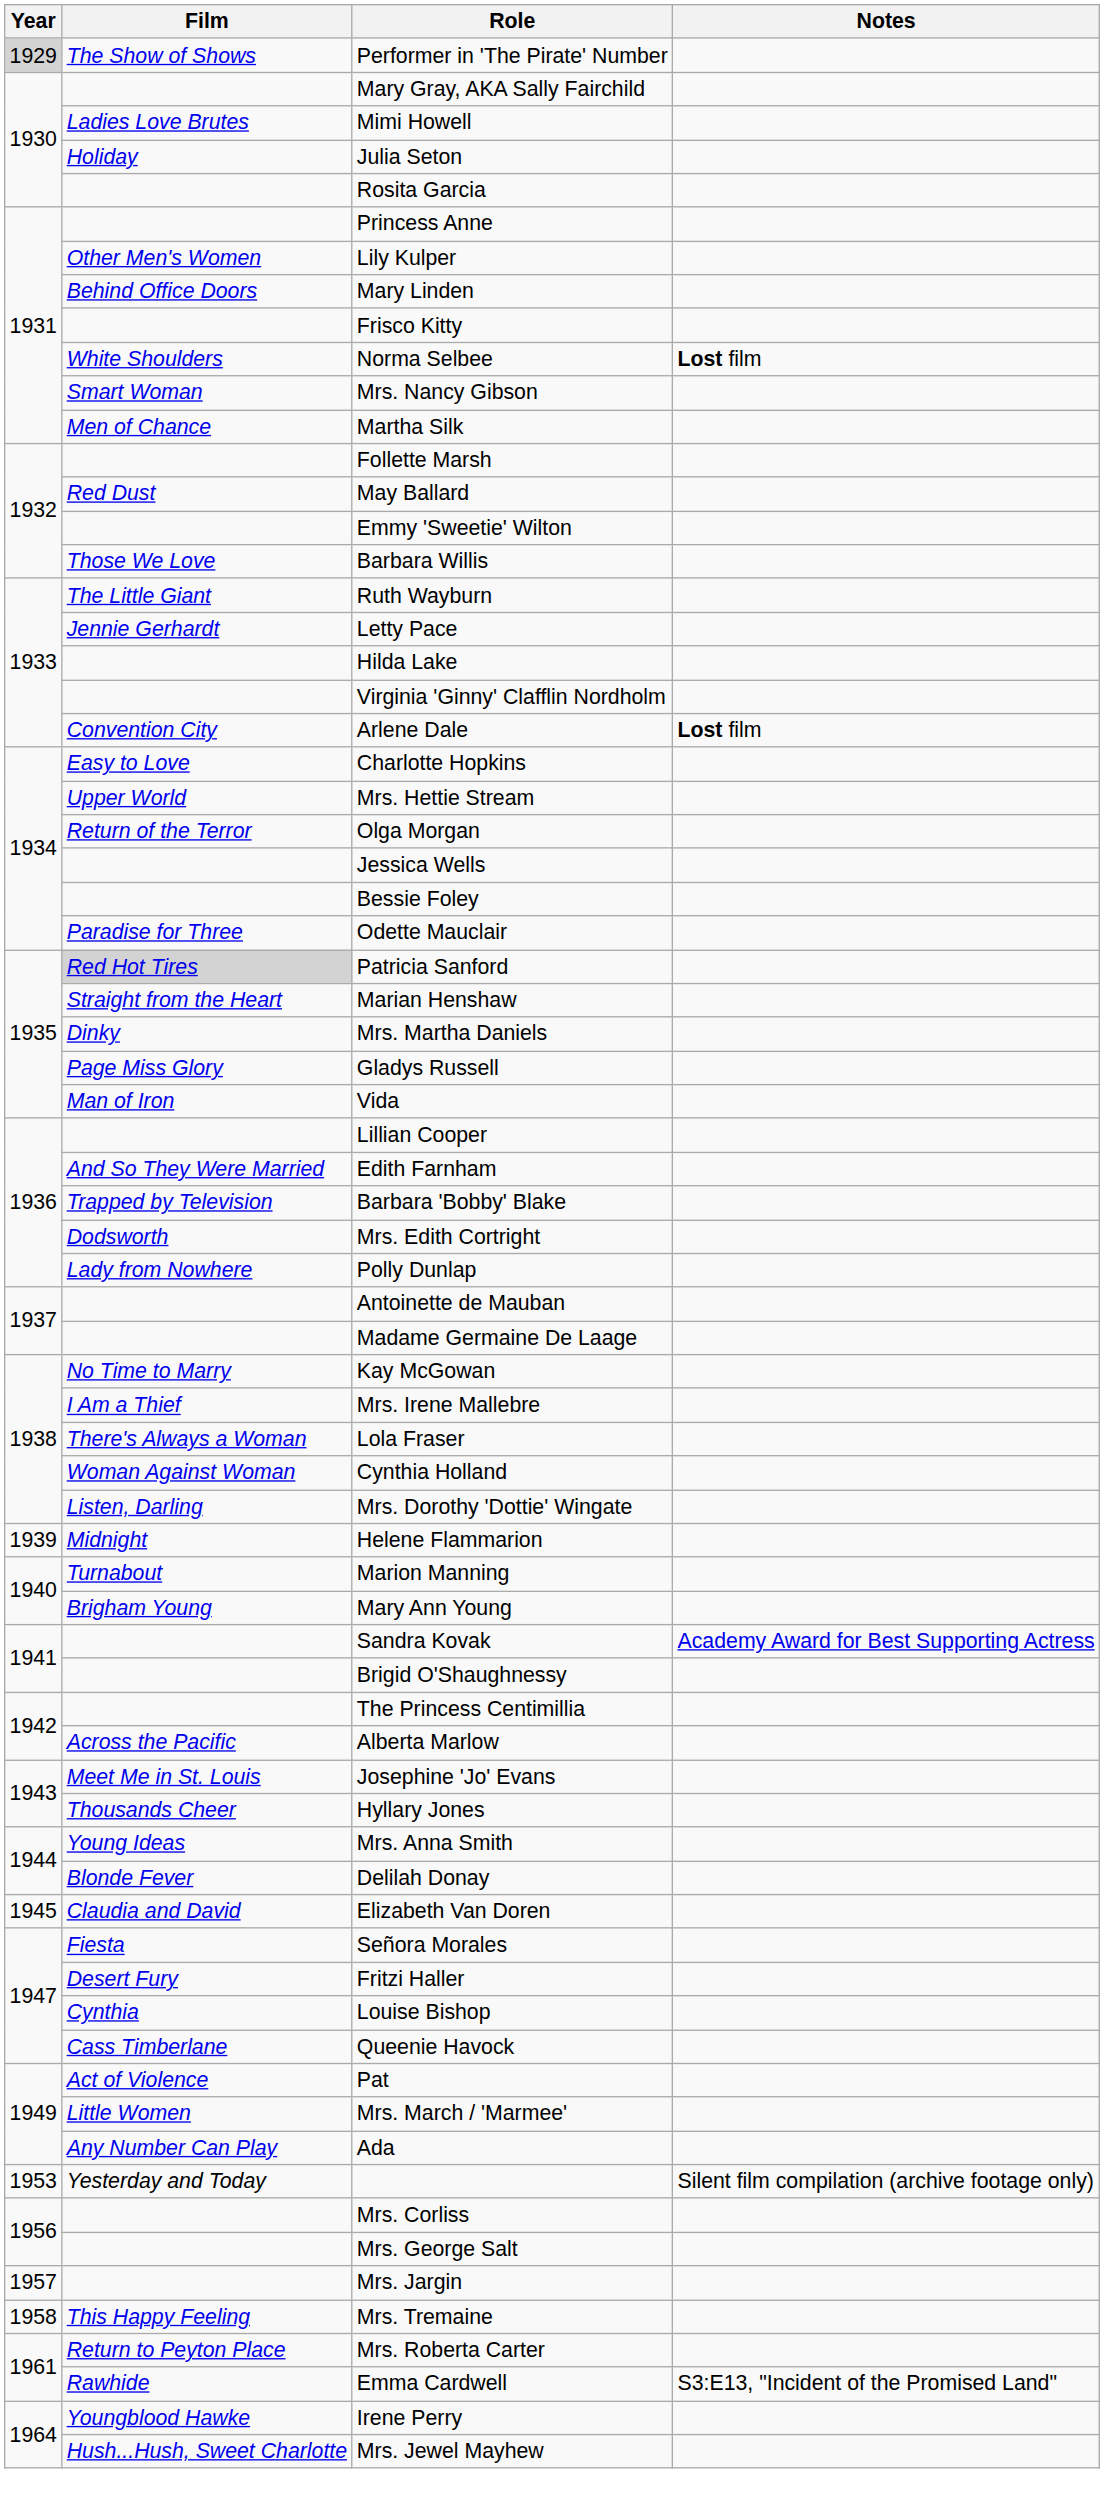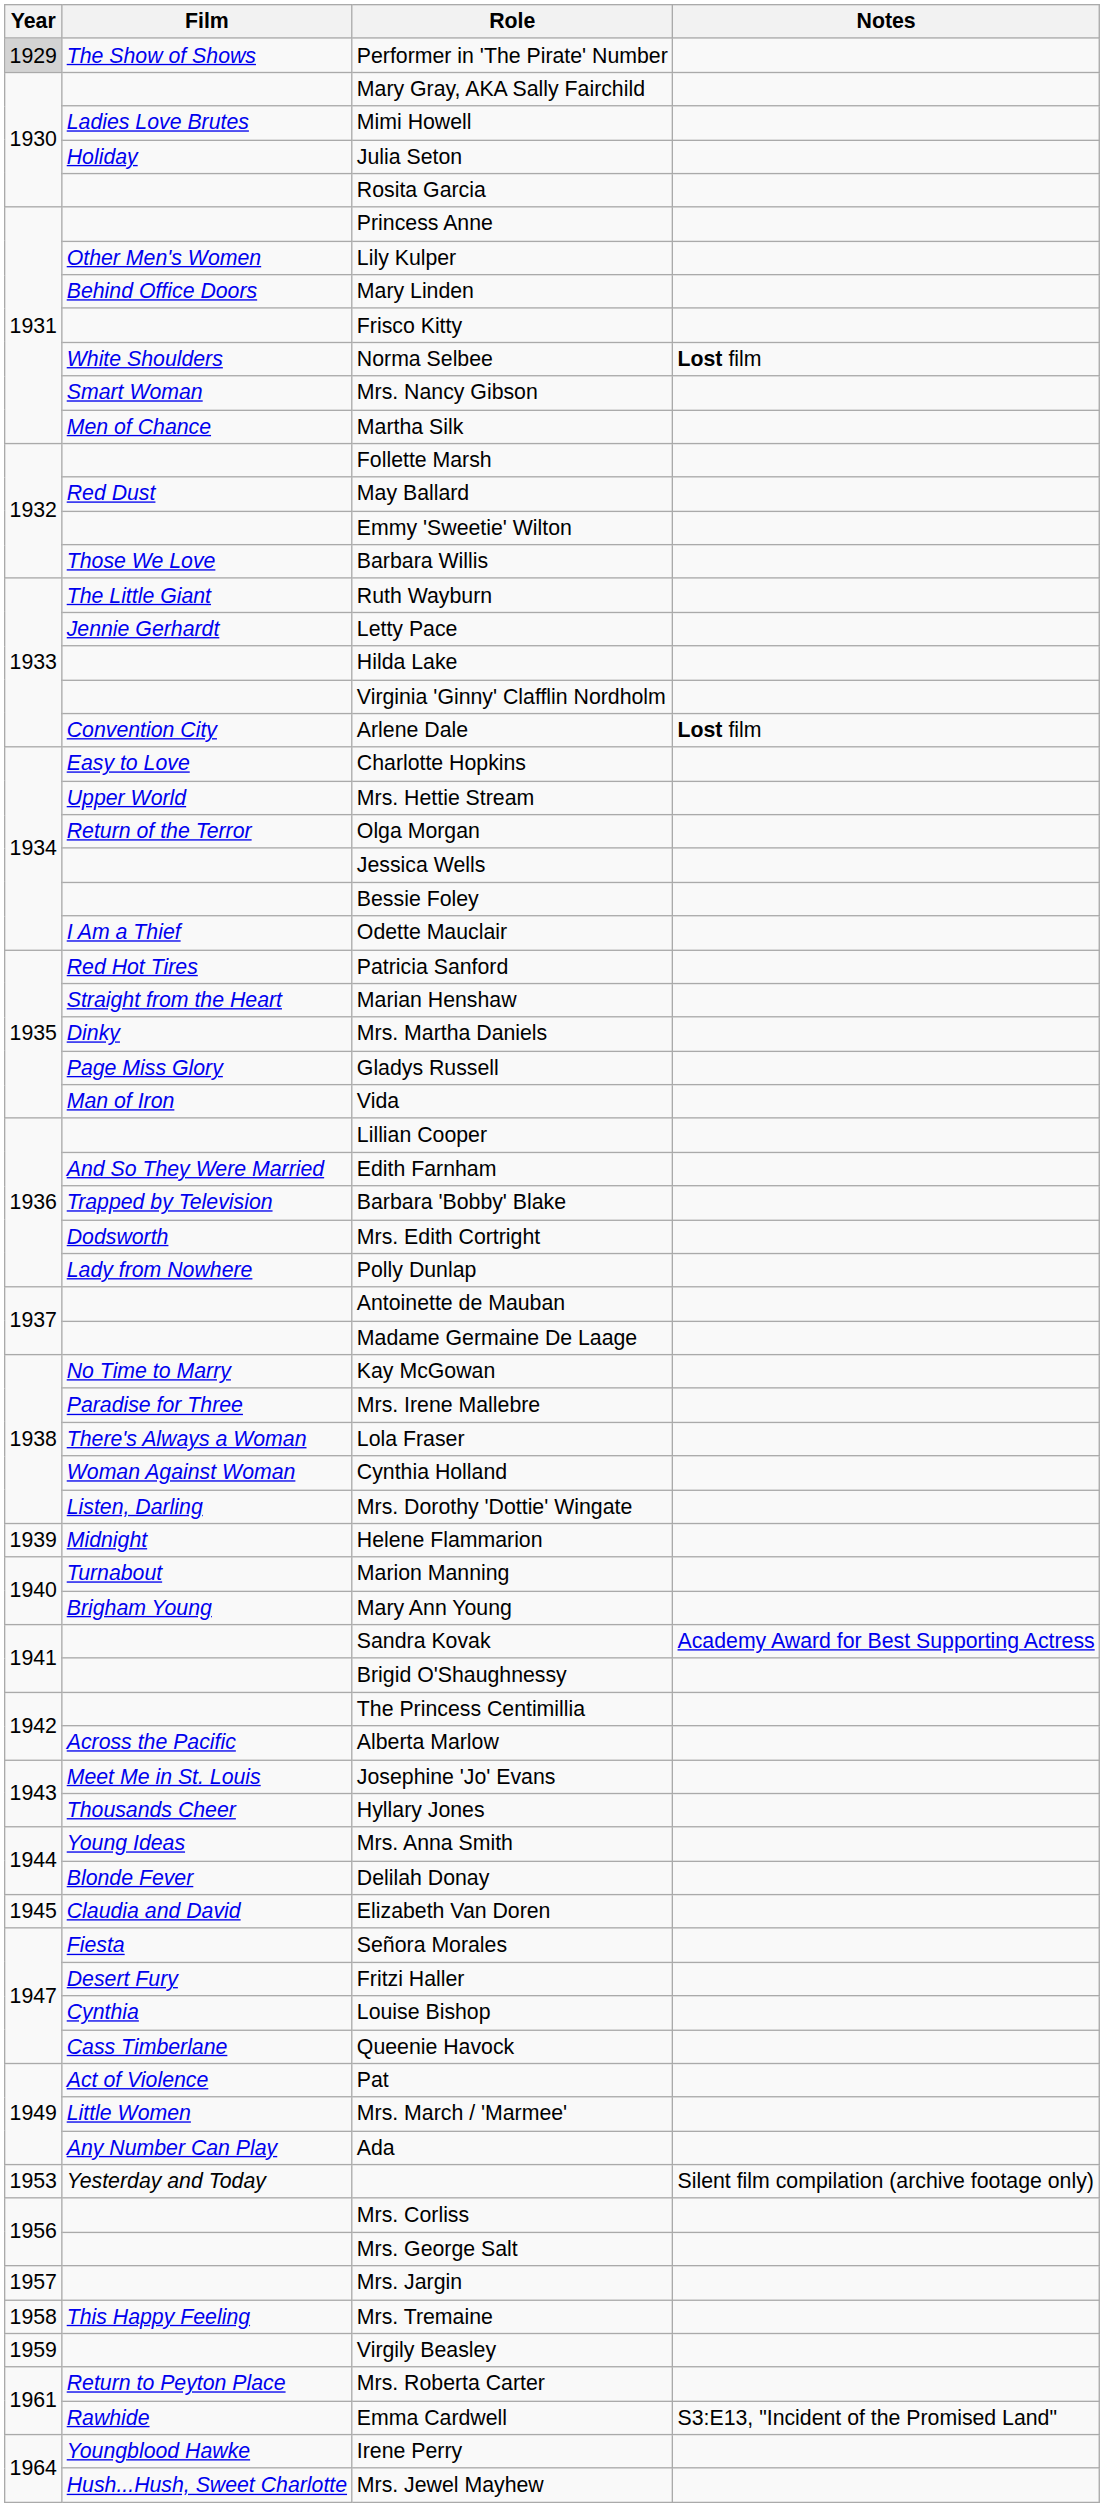(155, 932) Paradise for Three -> (124, 932) I Am a Thief
(132, 966) lightgrey background -> (132, 966) no background
(124, 1405) I Am a Thief -> (155, 1405) Paradise for Three
+ row: (426, 2350)
